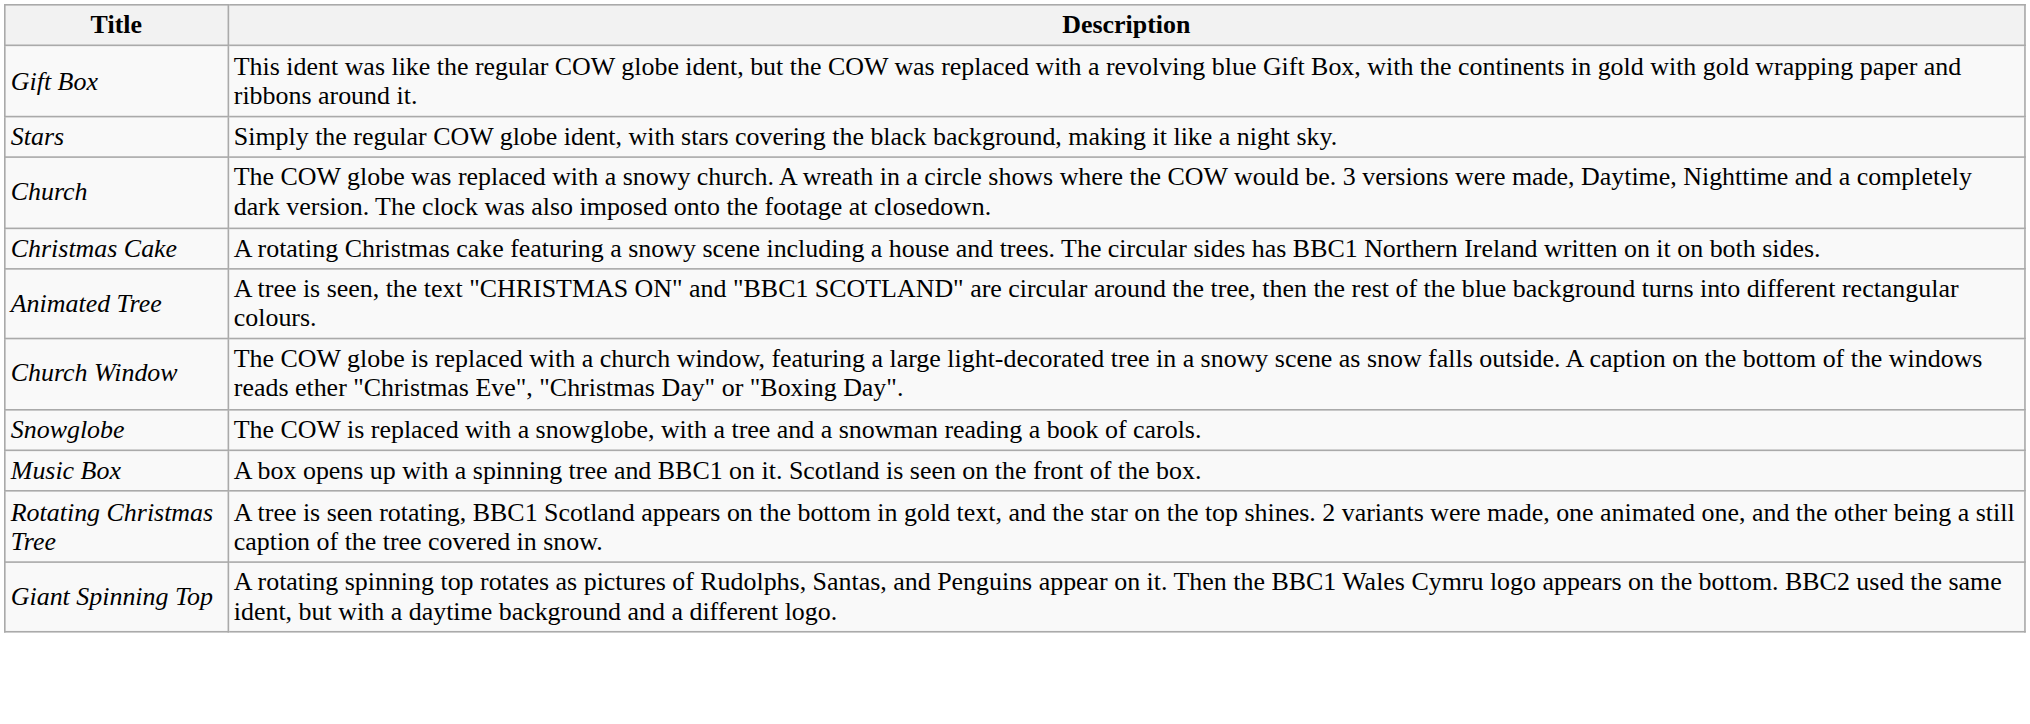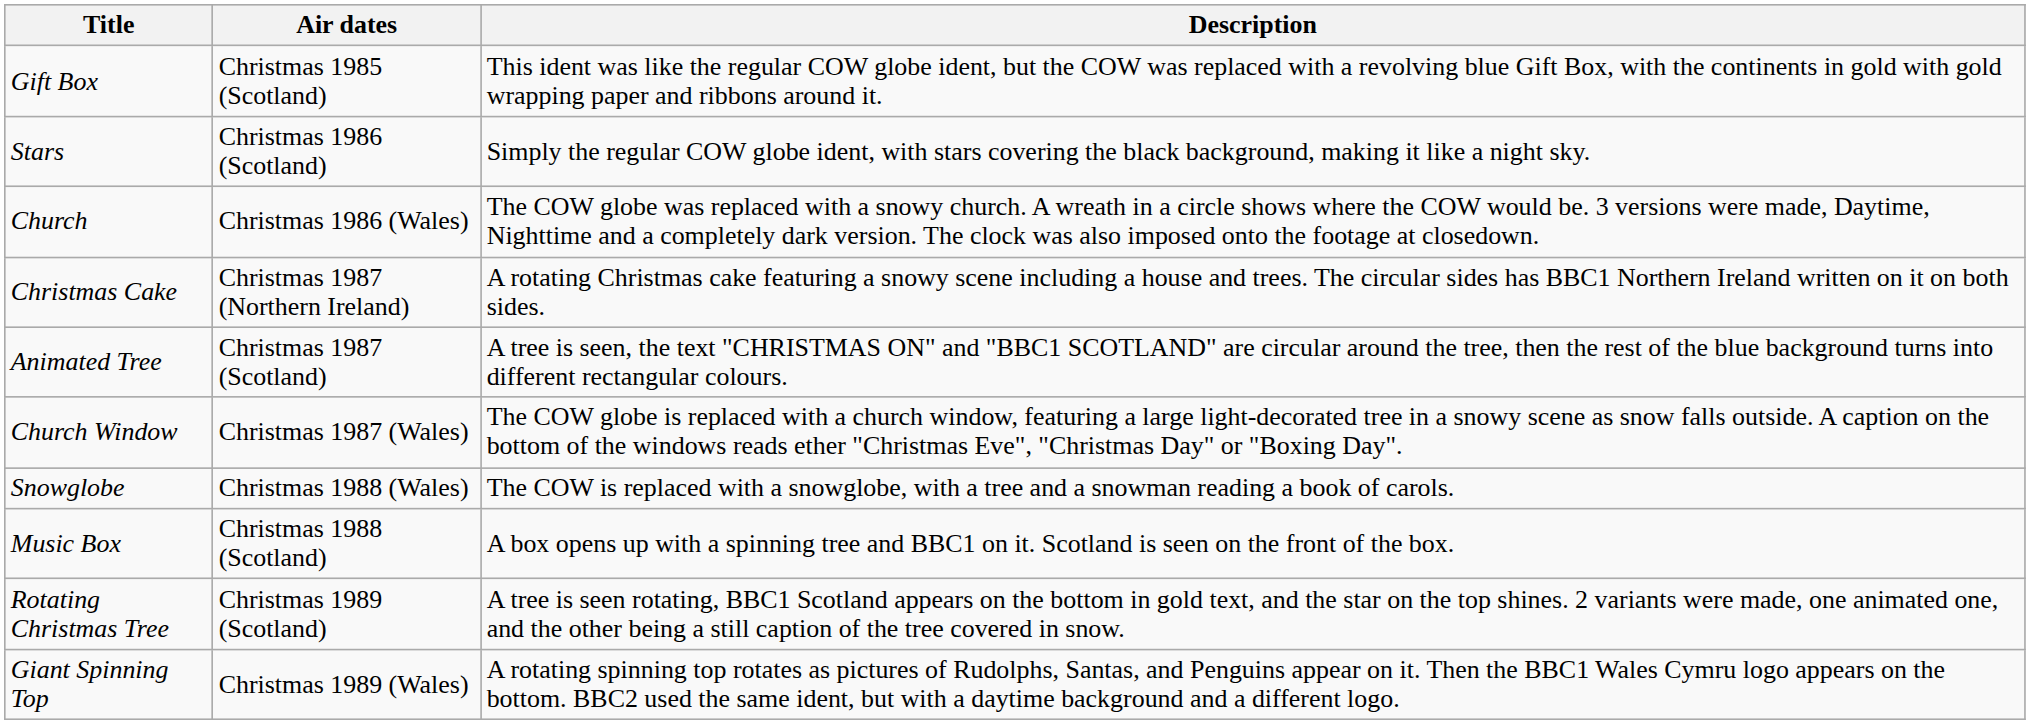+ column: (347, 25)
